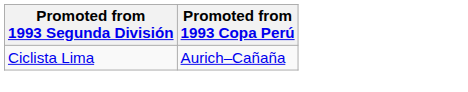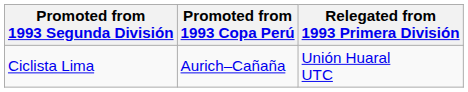+ column: (381, 25)
